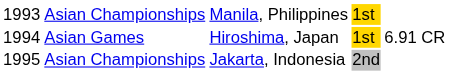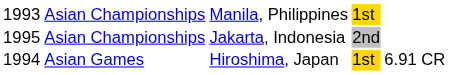rows swapped: (94, 37) <-> (125, 60)
